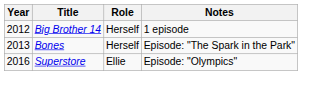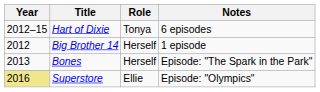+ row: (81, 29)
(18, 62) no background -> (18, 78) khaki background
